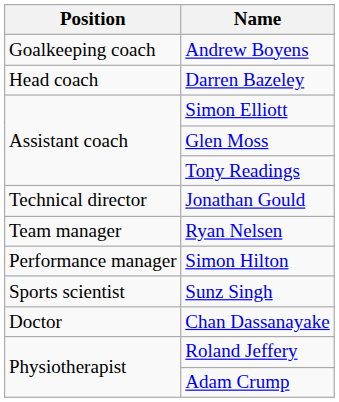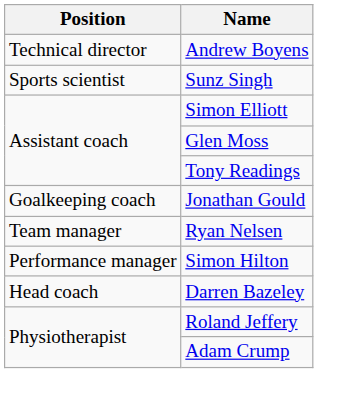(82, 49) Goalkeeping coach -> (78, 49) Technical director
rows swapped: (245, 79) <-> (229, 291)
(78, 200) Technical director -> (82, 200) Goalkeeping coach
- row: (257, 321)
